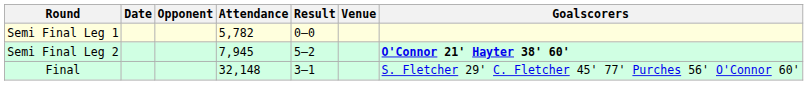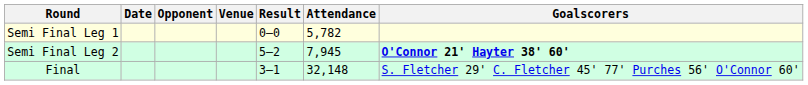columns swapped: (359, 14) <-> (254, 14)
